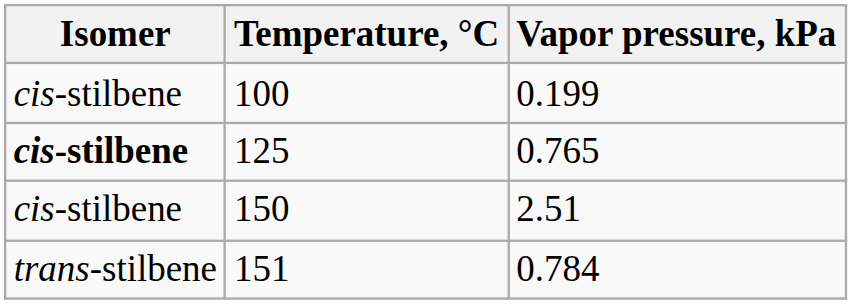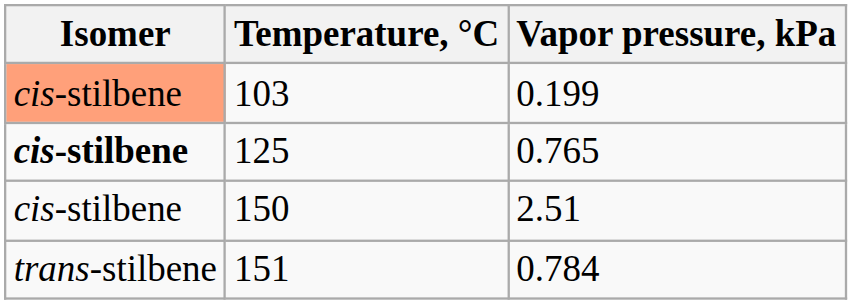(98, 92) no background -> (98, 92) lightsalmon background
(262, 92) 100 -> (262, 92) 103
